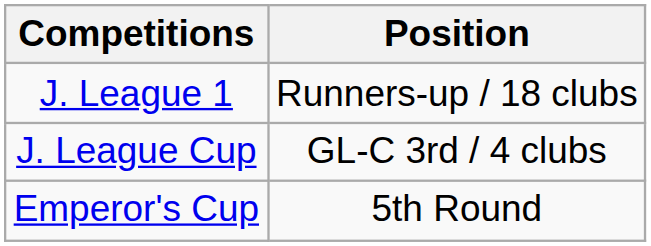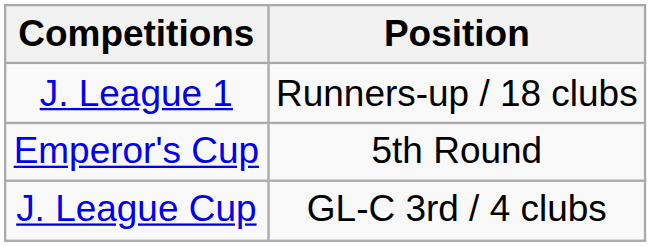rows swapped: (136, 209) <-> (136, 151)
